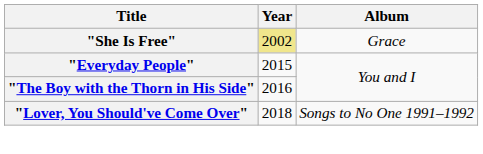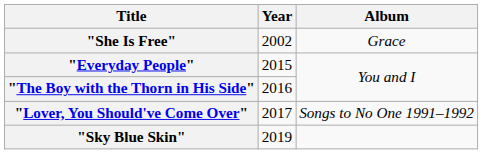(277, 40) khaki background -> (277, 40) no background
(277, 112) 2018 -> (277, 112) 2017
+ row: (131, 137)
